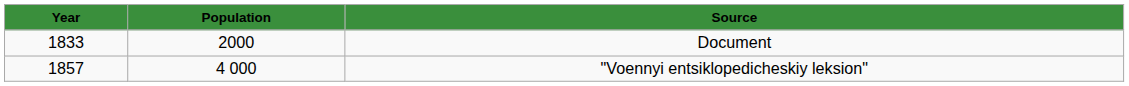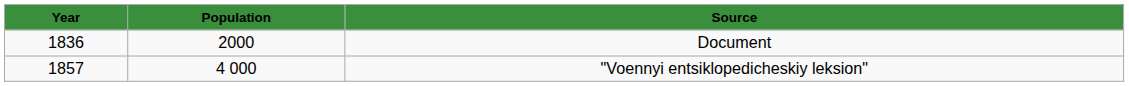(66, 42) 1833 -> (66, 42) 1836
